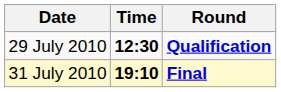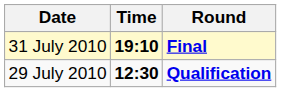rows swapped: (58, 45) <-> (58, 73)
